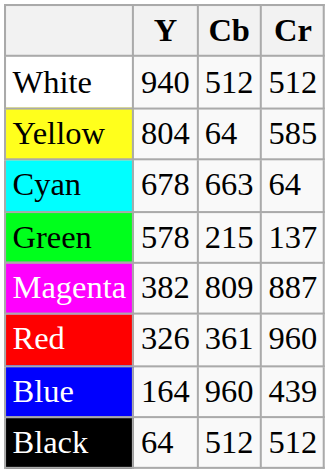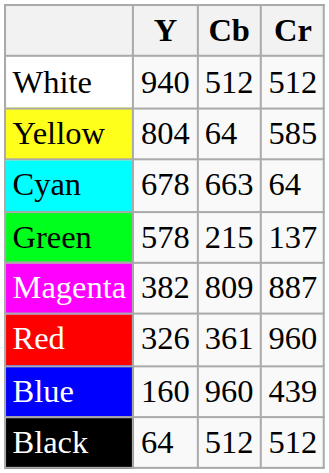(165, 390) 164 -> (165, 390) 160
